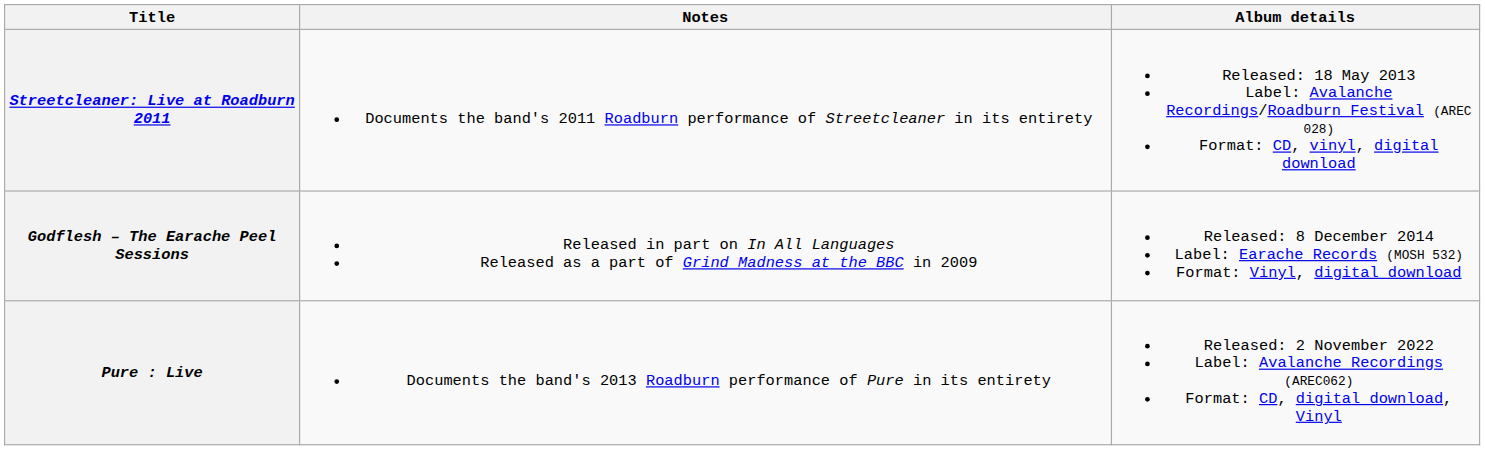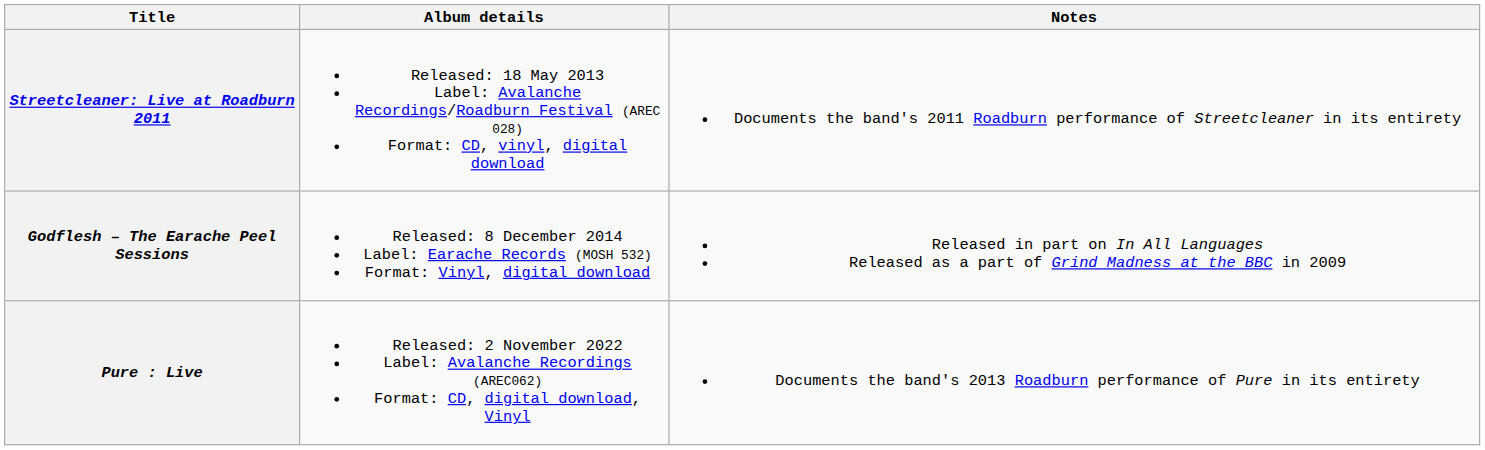columns swapped: (1295, 17) <-> (705, 17)
